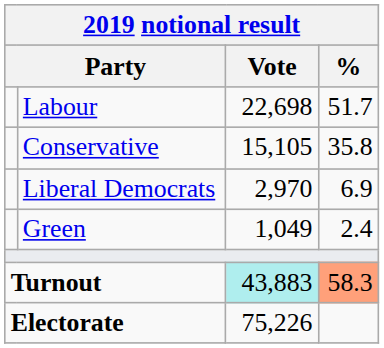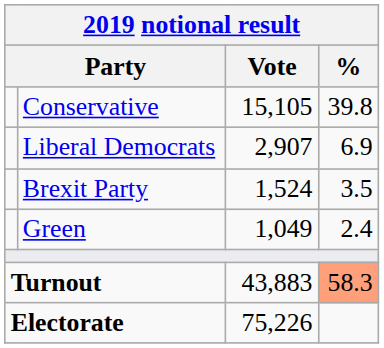- row: (60, 106)
(350, 147) 35.8 -> (350, 106) 39.8
(283, 188) 2,970 -> (283, 147) 2,907
+ row: (85, 188)
(277, 281) paleturquoise background -> (277, 281) no background
